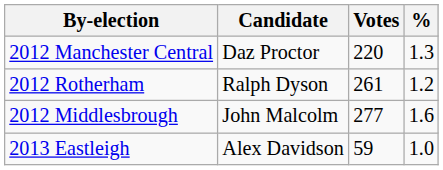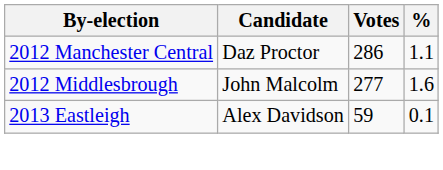(368, 52) 220 -> (368, 52) 286
(421, 52) 1.3 -> (421, 52) 1.1
- row: (77, 84)
(421, 148) 1.0 -> (421, 116) 0.1
